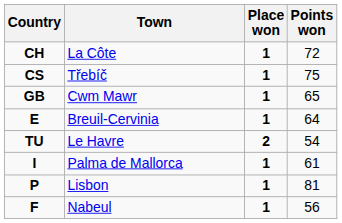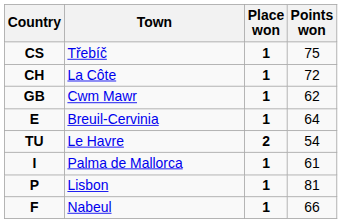rows swapped: (34, 53) <-> (34, 75)
(312, 97) 65 -> (312, 97) 62
(312, 207) 56 -> (312, 207) 66
